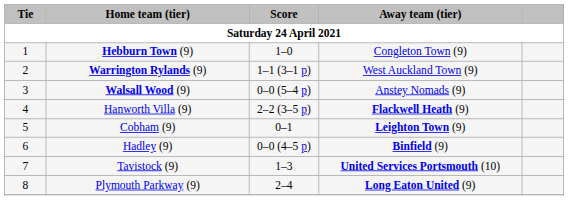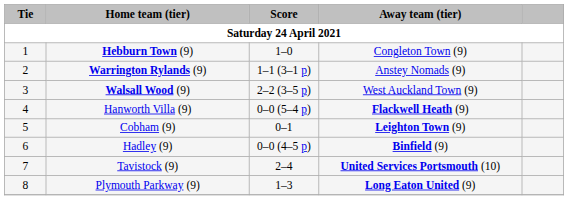(420, 71) West Auckland Town (9) -> (420, 71) Anstey Nomads (9)
(284, 90) 0–0 (5–4 p) -> (284, 90) 2–2 (3–5 p)
(420, 90) Anstey Nomads (9) -> (420, 90) West Auckland Town (9)
(284, 109) 2–2 (3–5 p) -> (284, 109) 0–0 (5–4 p)
(284, 166) 1–3 -> (284, 166) 2–4
(284, 185) 2–4 -> (284, 185) 1–3
